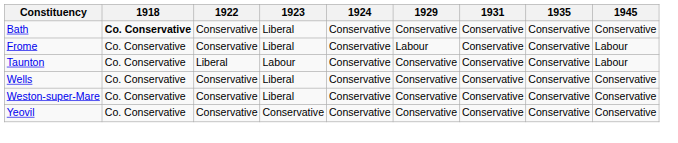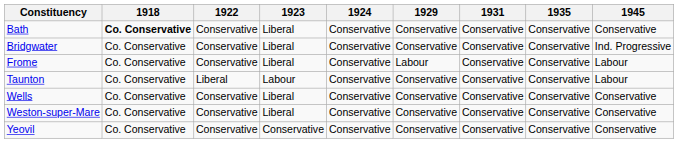+ row: (32, 46)
